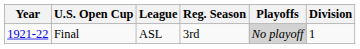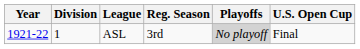columns swapped: (331, 14) <-> (94, 14)
